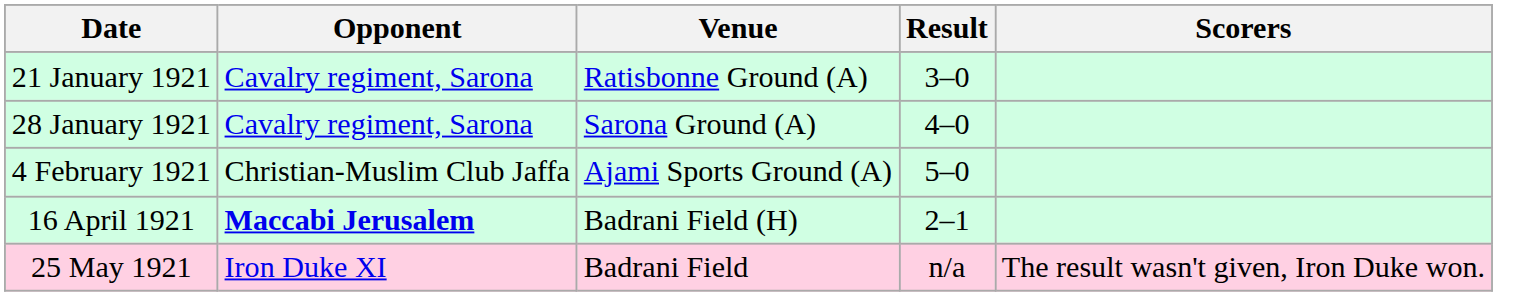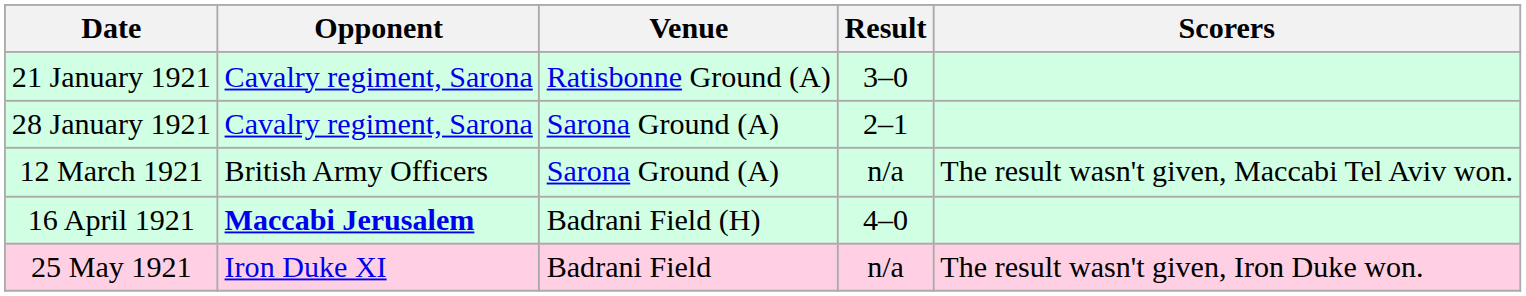(947, 123) 4–0 -> (886, 123) 2–1
- row: (111, 171)
+ row: (111, 171)
(947, 219) 2–1 -> (886, 219) 4–0
